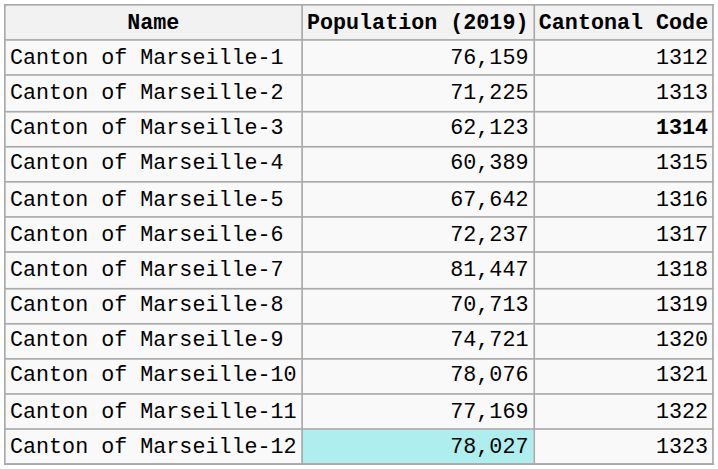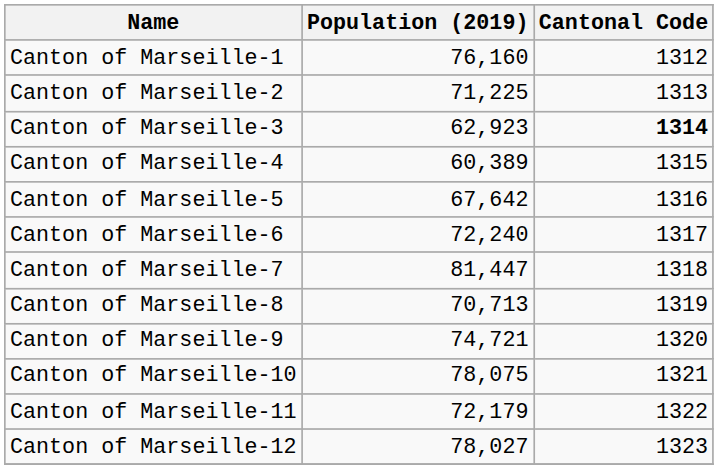(489, 58) 76,159 -> (489, 58) 76,160
(489, 129) 62,123 -> (489, 129) 62,923
(489, 235) 72,237 -> (489, 235) 72,240
(489, 376) 78,076 -> (489, 376) 78,075
(489, 412) 77,169 -> (489, 412) 72,179
(489, 447) paleturquoise background -> (489, 447) no background
